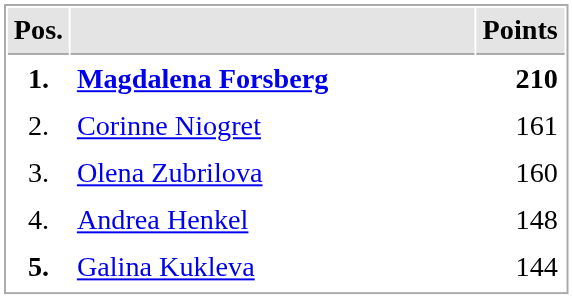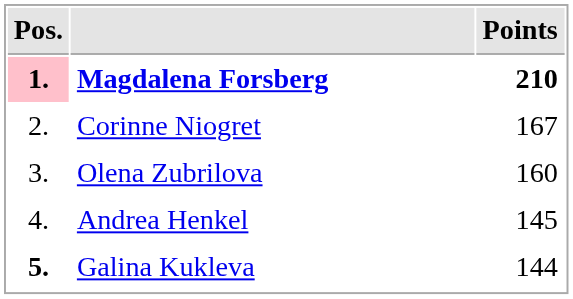(38, 78) no background -> (38, 78) pink background
(537, 126) 161 -> (537, 126) 167
(537, 220) 148 -> (537, 220) 145
